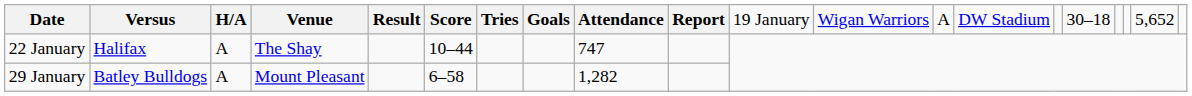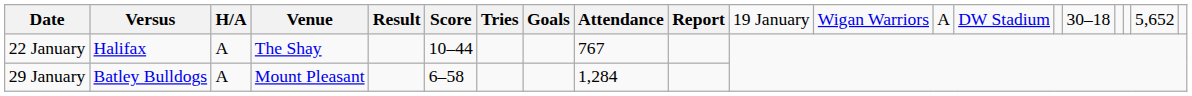(591, 48) 747 -> (591, 48) 767
(598, 77) 1,282 -> (598, 77) 1,284
